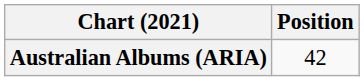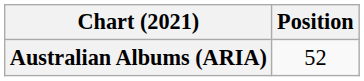(315, 57) 42 -> (315, 57) 52
